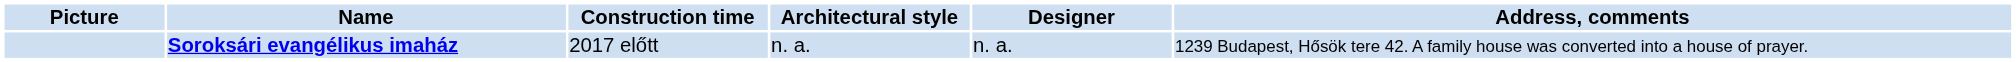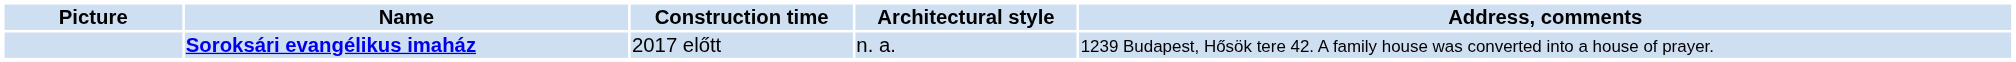- column: (1071, 17)
